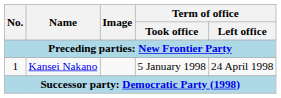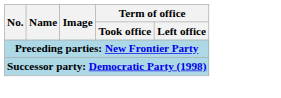- row: (15, 66)
